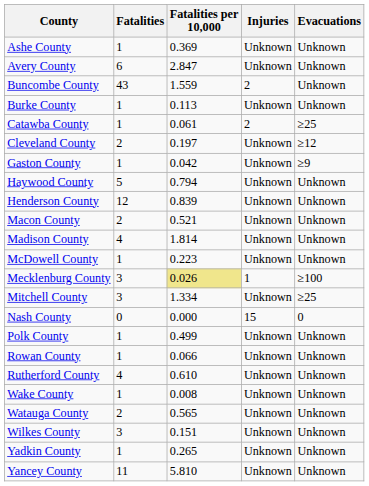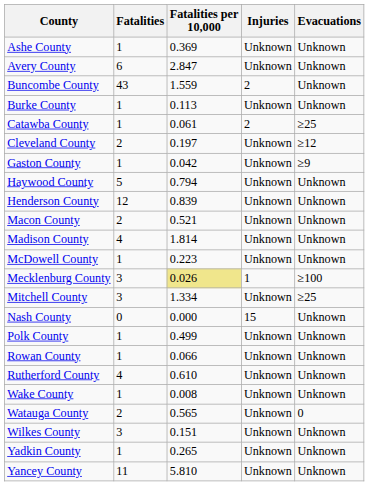(301, 317) 0 -> (322, 317) Unknown
(322, 413) Unknown -> (301, 413) 0
